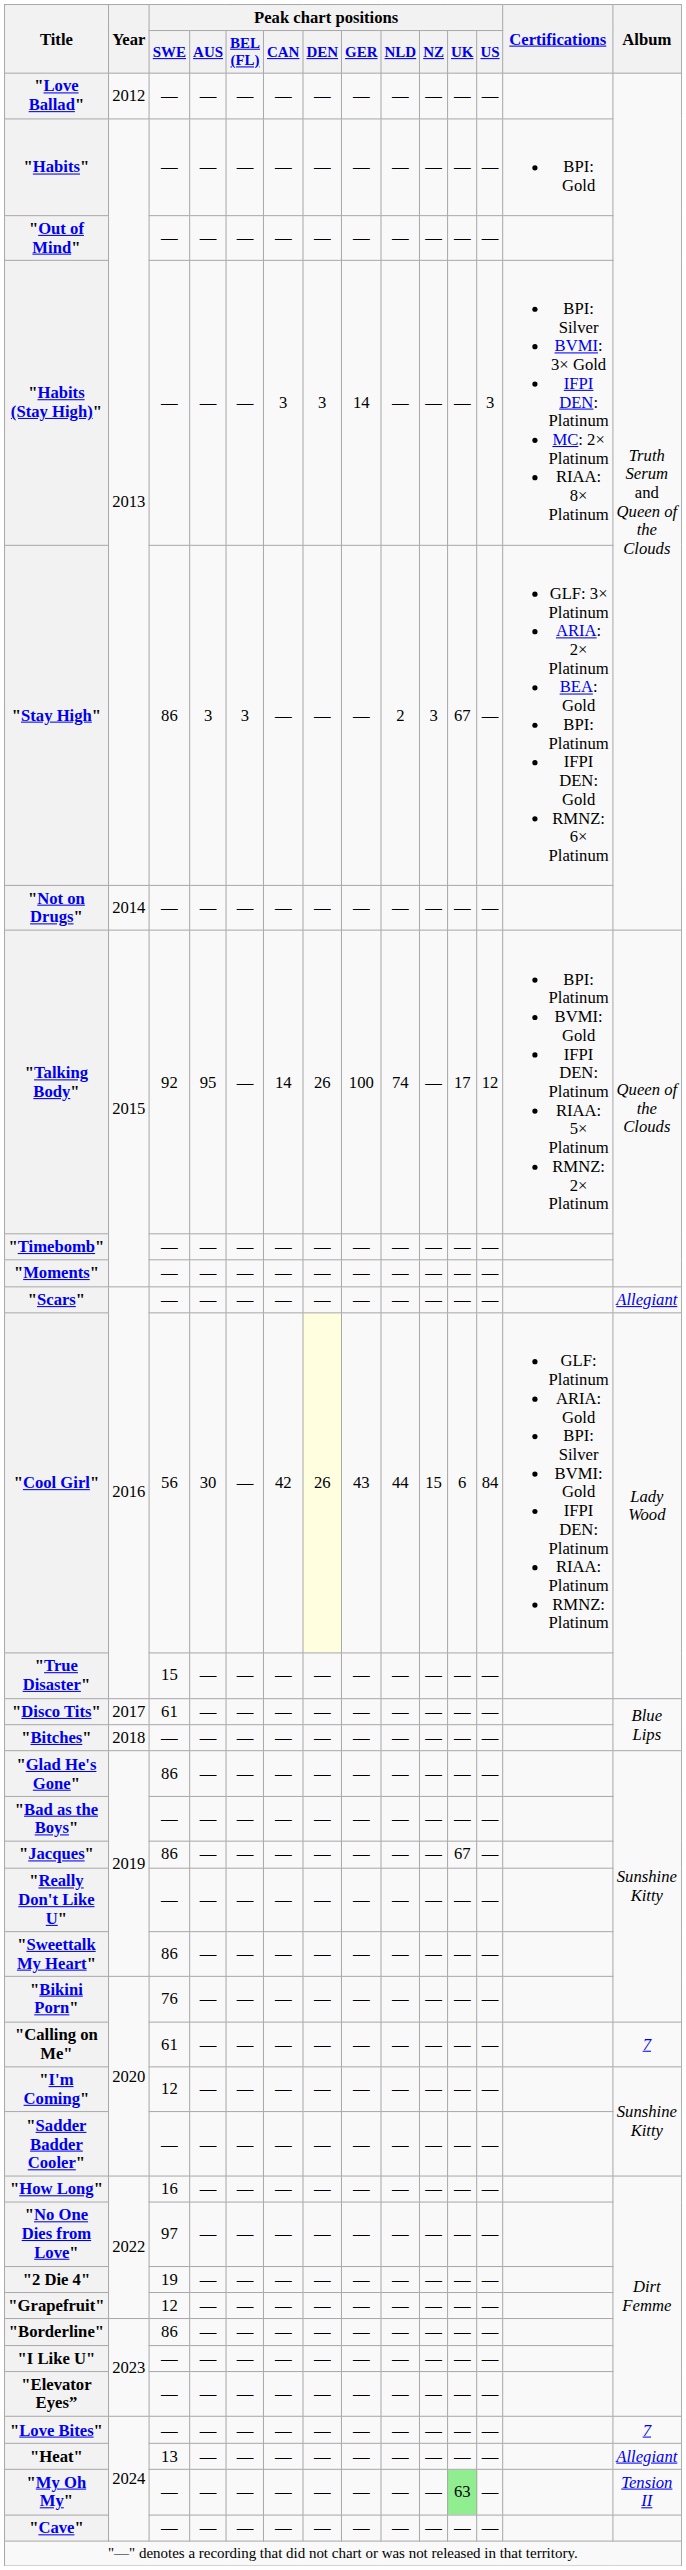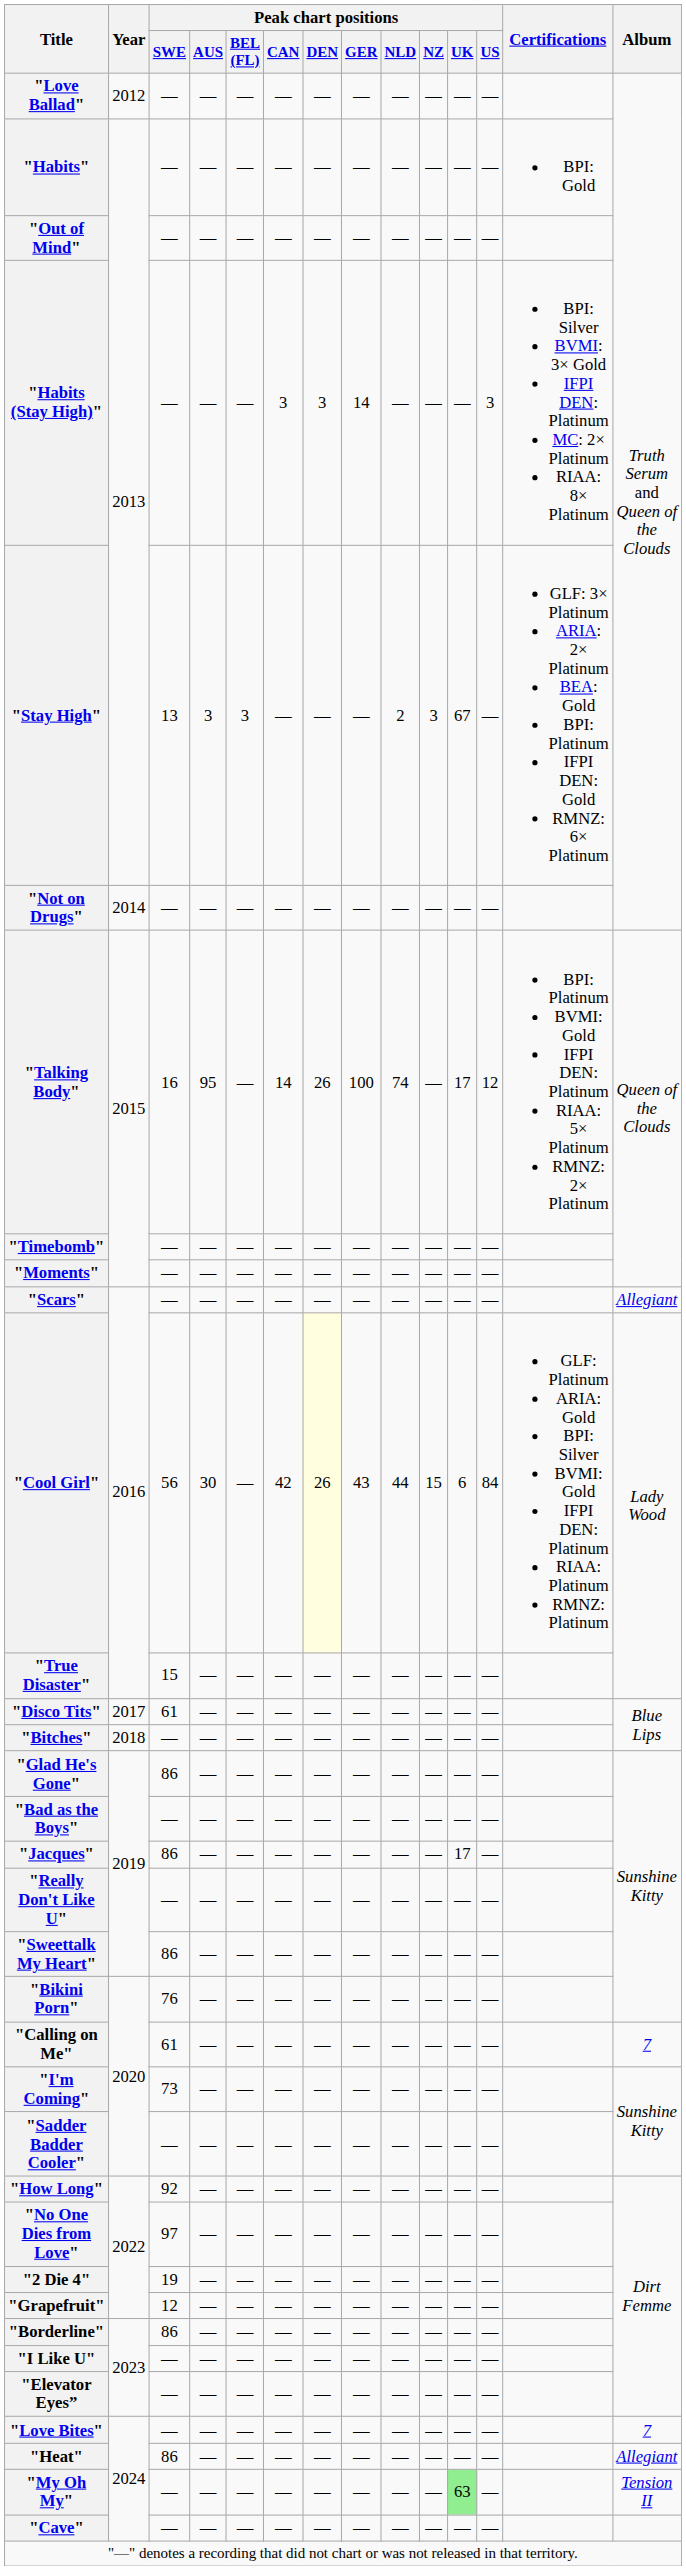(169, 715) 86 -> (169, 715) 13
(169, 1082) 92 -> (169, 1082) 16
(462, 1854) 67 -> (462, 1854) 17
(169, 2089) 12 -> (169, 2089) 73
(169, 2188) 16 -> (169, 2188) 92
(169, 2456) 13 -> (169, 2456) 86
